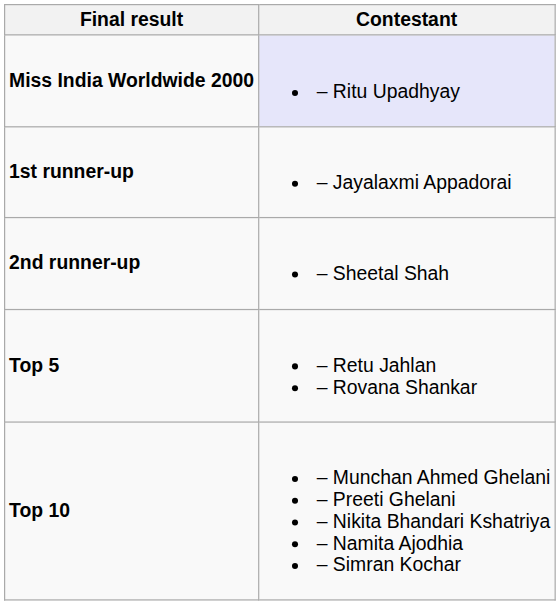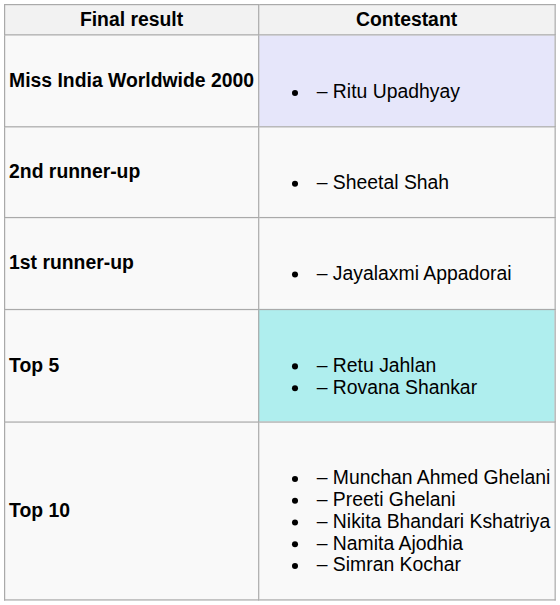rows swapped: (71, 172) <-> (75, 263)
(407, 376) no background -> (407, 376) paleturquoise background
